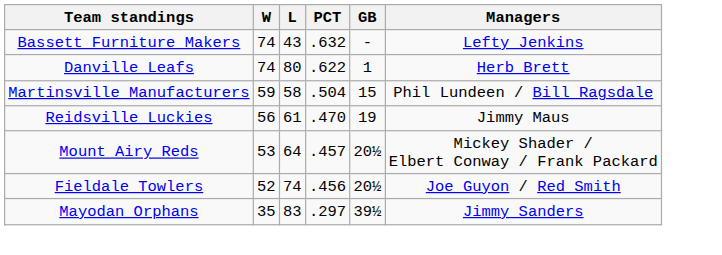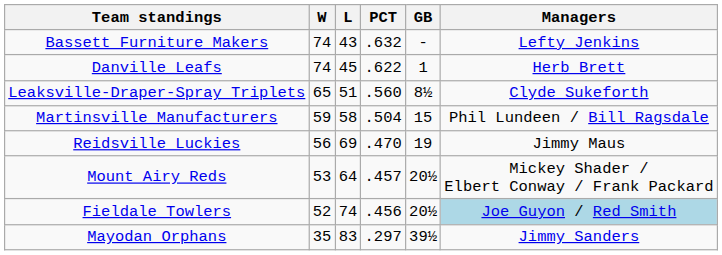(292, 68) 80 -> (348, 68) 45
+ row: (157, 93)
(292, 118) 61 -> (348, 143) 69
(523, 186) no background -> (579, 212) lightblue background
